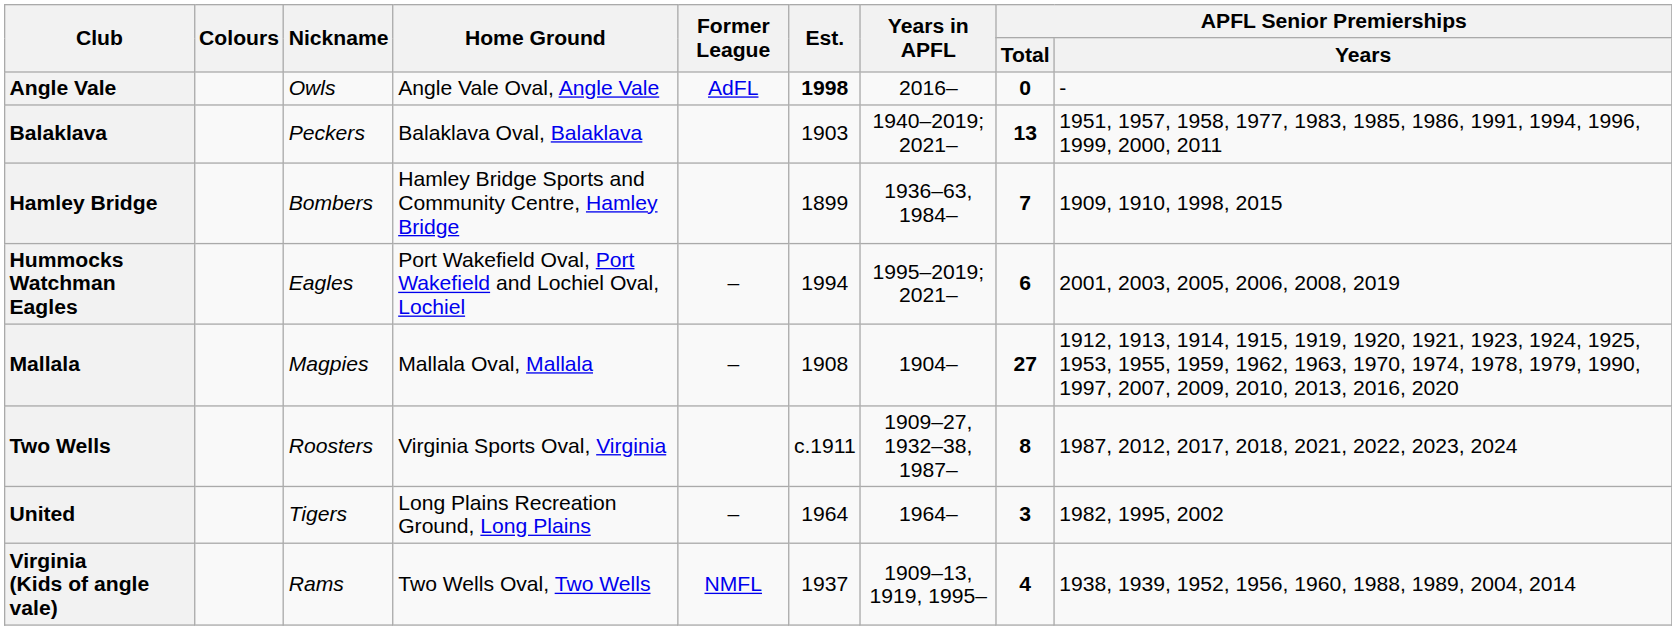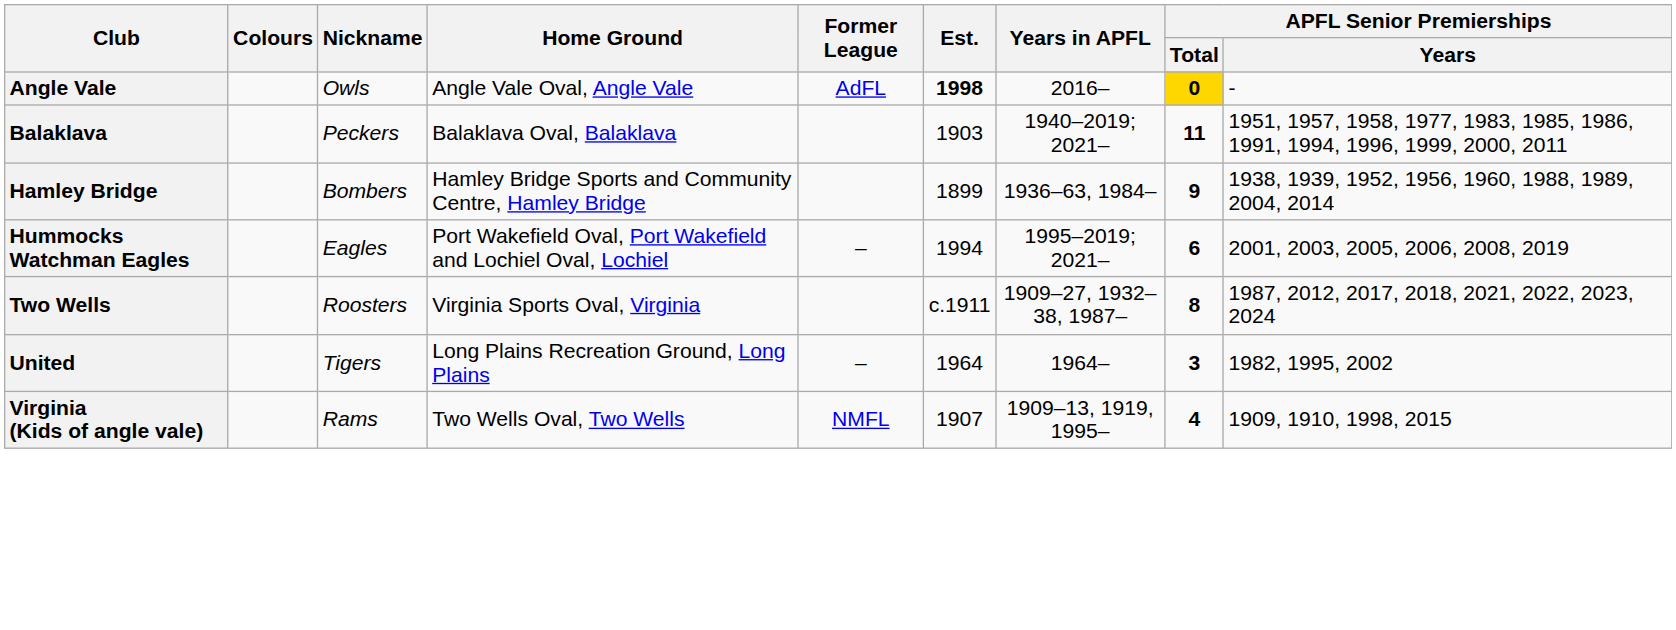(1025, 88) no background -> (1194, 88) gold background
(1025, 133) 13 -> (1194, 133) 11
(1025, 202) 7 -> (1194, 190) 9
(1171, 202) 1909, 1910, 1998, 2015 -> (1431, 190) 1938, 1939, 1952, 1956, 1960, 1988, 1989, 2004, 2014
- row: (45, 364)
(825, 584) 1937 -> (960, 419) 1907
(1318, 584) 1938, 1939, 1952, 1956, 1960, 1988, 1989, 2004, 2014 -> (1340, 419) 1909, 1910, 1998, 2015
